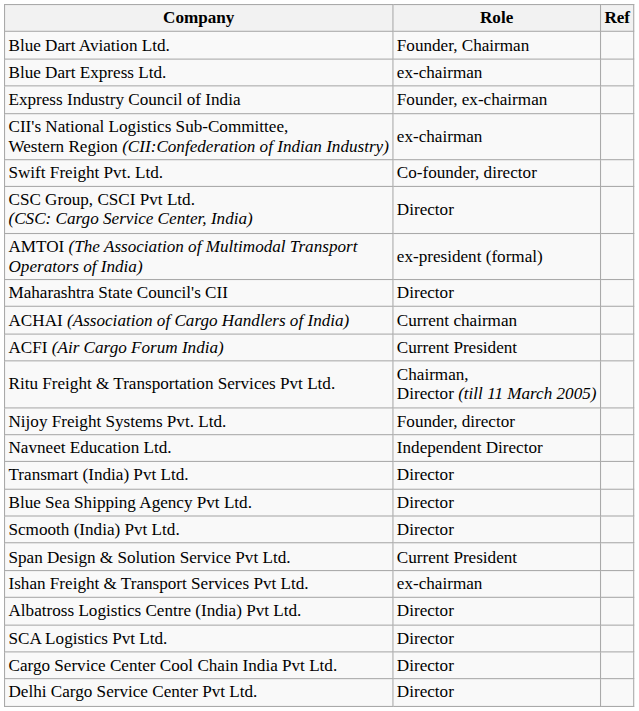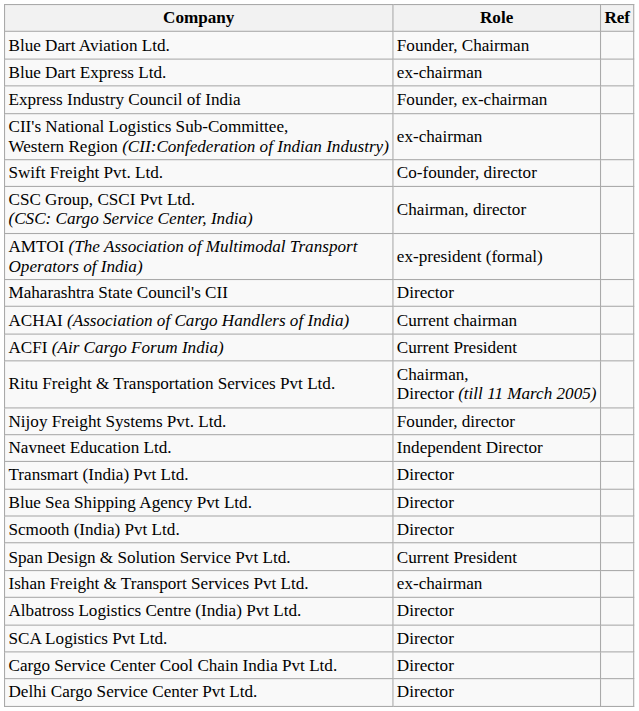(425, 209) Director -> (461, 209) Chairman, director
